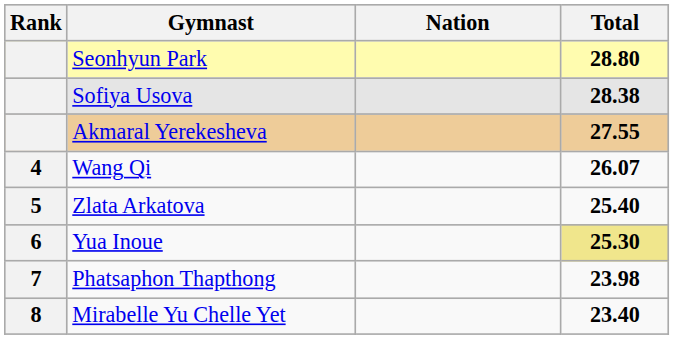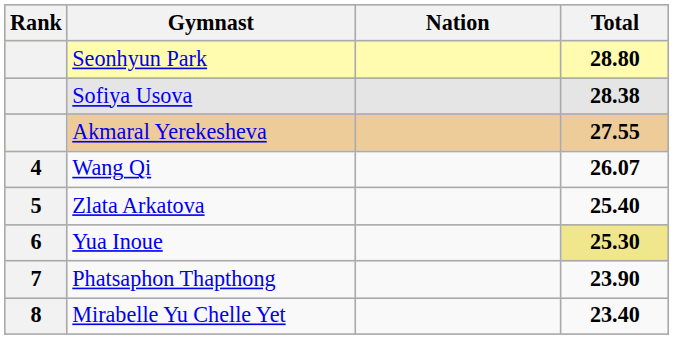(615, 278) 23.98 -> (615, 278) 23.90
